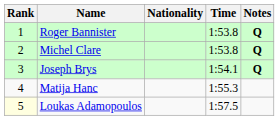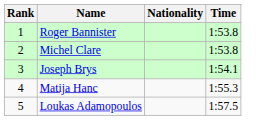- column: (257, 13)
(21, 106) lightyellow background -> (21, 106) no background
